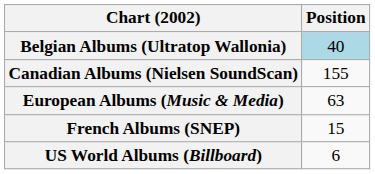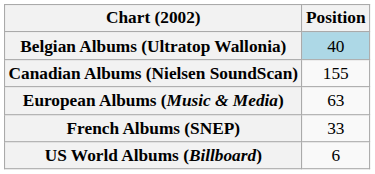(336, 127) 15 -> (336, 127) 33
